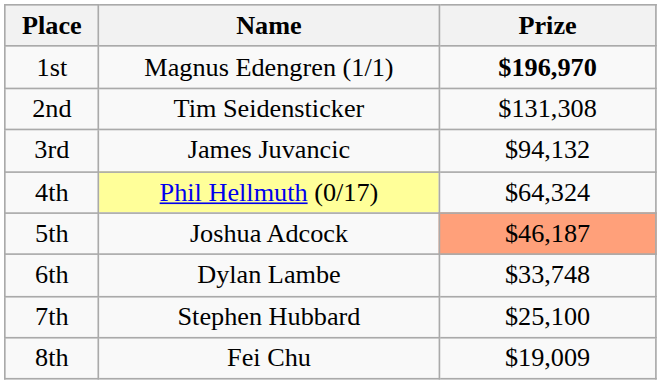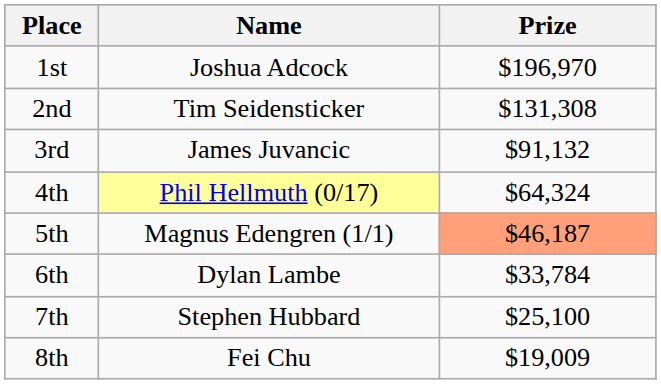(269, 66) Magnus Edengren (1/1) -> (269, 66) Joshua Adcock
(548, 66) bold -> (548, 66) normal
(548, 150) $94,132 -> (548, 150) $91,132
(269, 233) Joshua Adcock -> (269, 233) Magnus Edengren (1/1)
(548, 274) $33,748 -> (548, 274) $33,784
